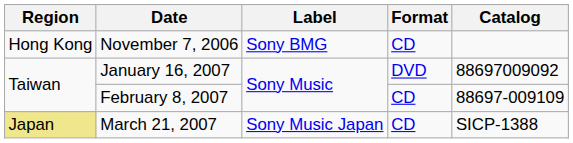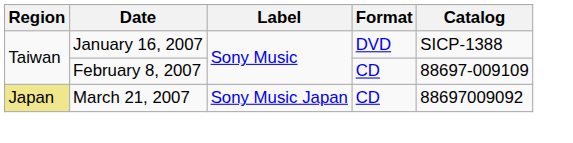- row: (169, 44)
(507, 71) 88697009092 -> (461, 44) SICP-1388
(497, 124) SICP-1388 -> (472, 97) 88697009092
